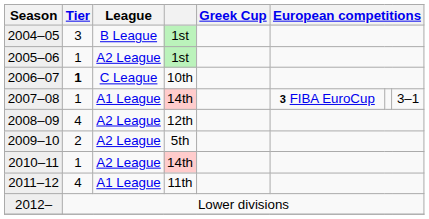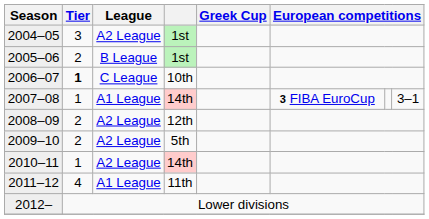(129, 36) B League -> (129, 36) A2 League
(78, 57) 1 -> (78, 57) 2
(129, 57) A2 League -> (129, 57) B League
(78, 120) 4 -> (78, 120) 2
